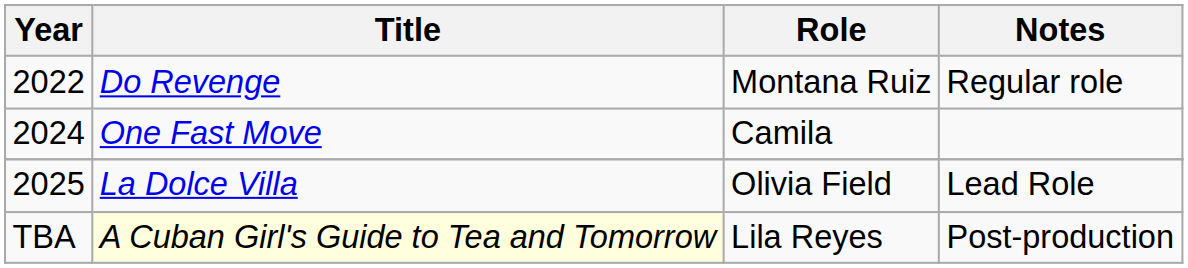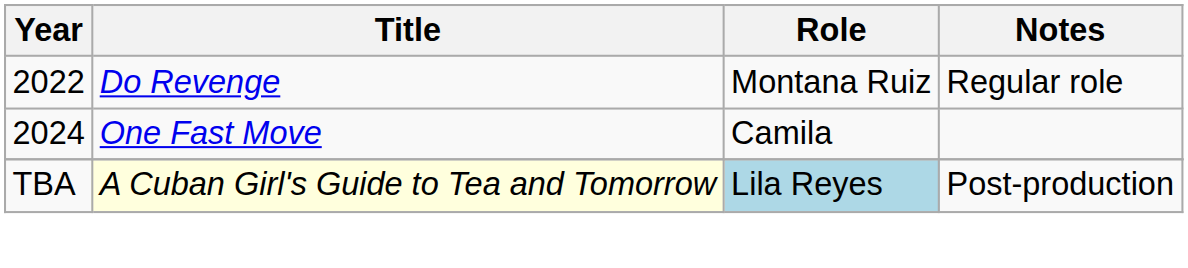- row: (199, 184)
(807, 236) no background -> (807, 184) lightblue background
